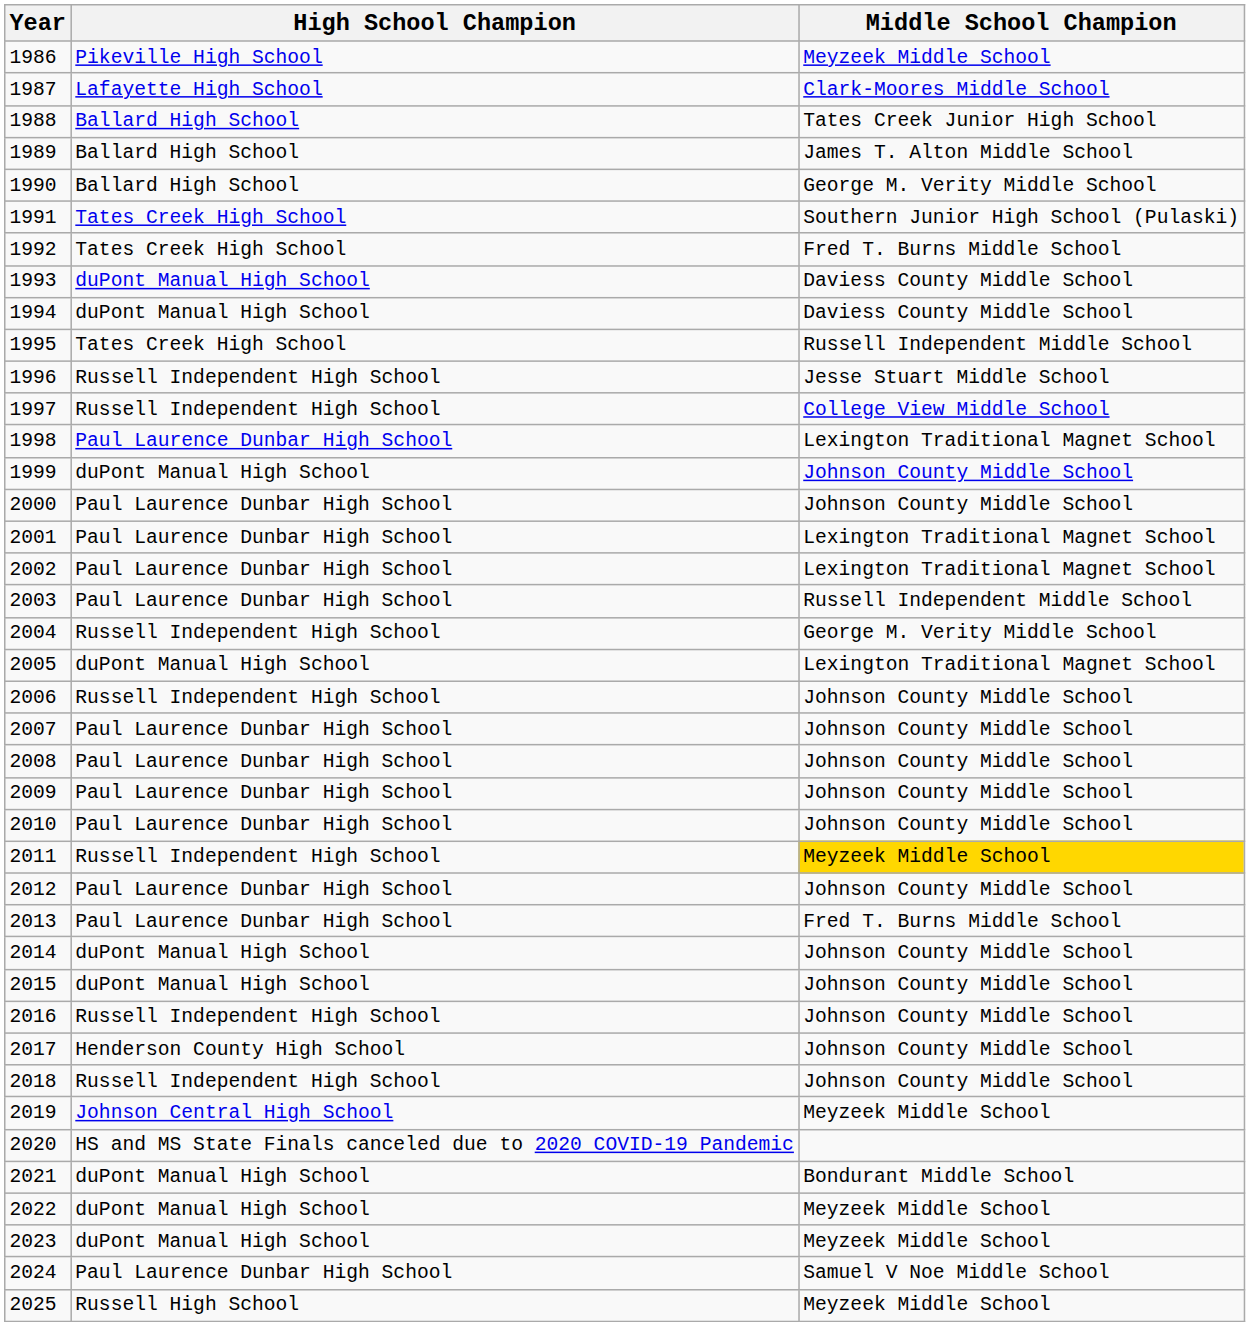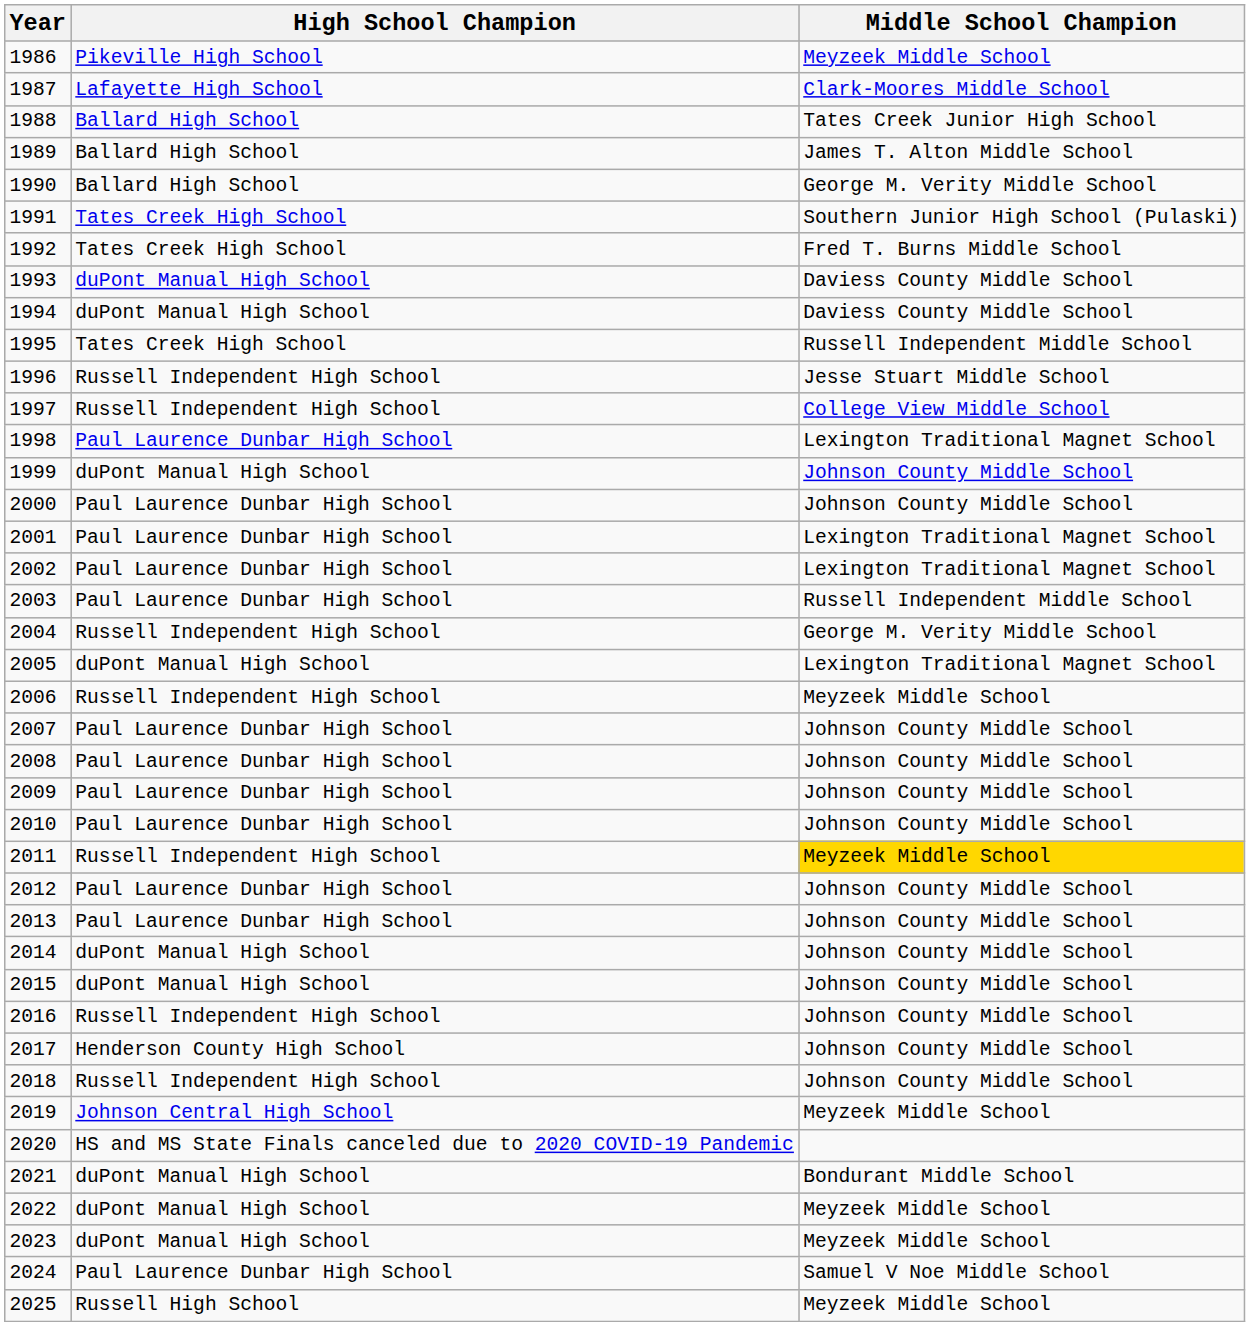(968, 697) Johnson County Middle School -> (927, 697) Meyzeek Middle School
(962, 921) Fred T. Burns Middle School -> (968, 921) Johnson County Middle School
